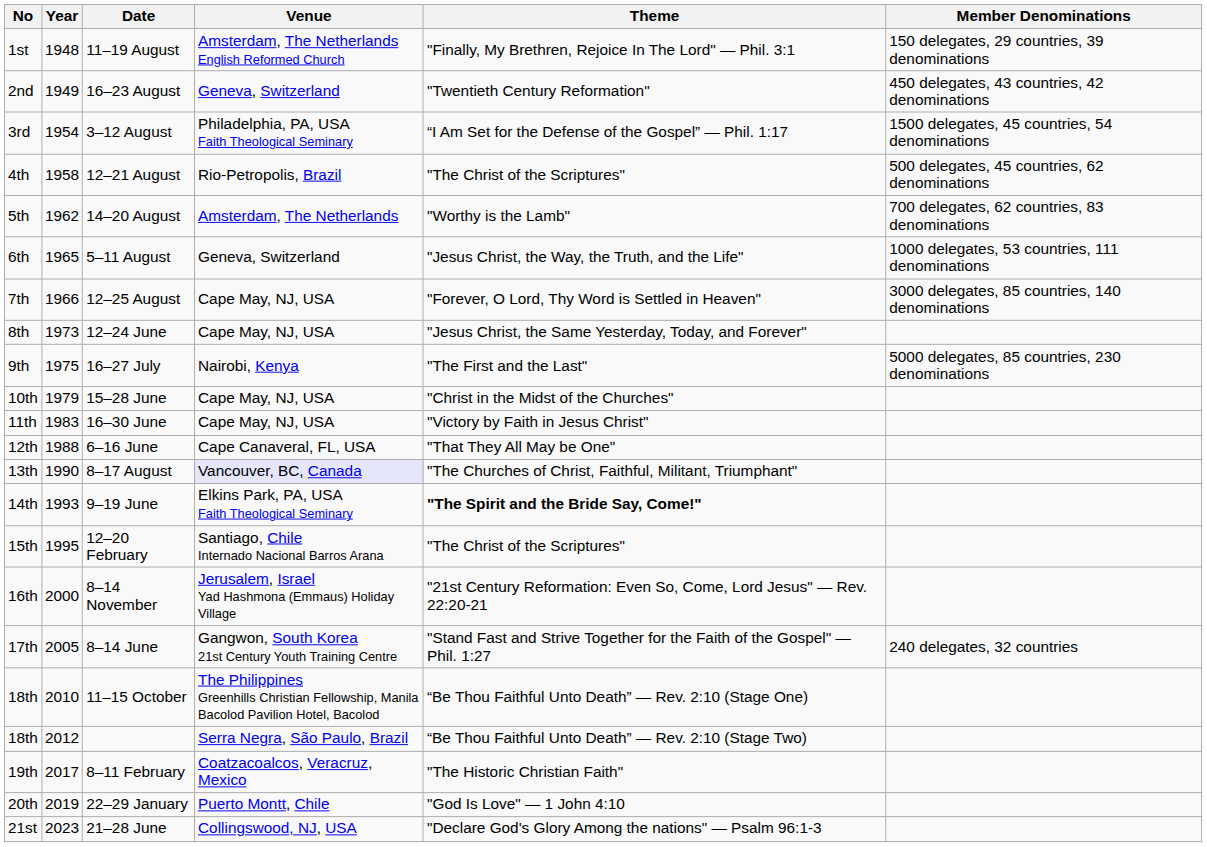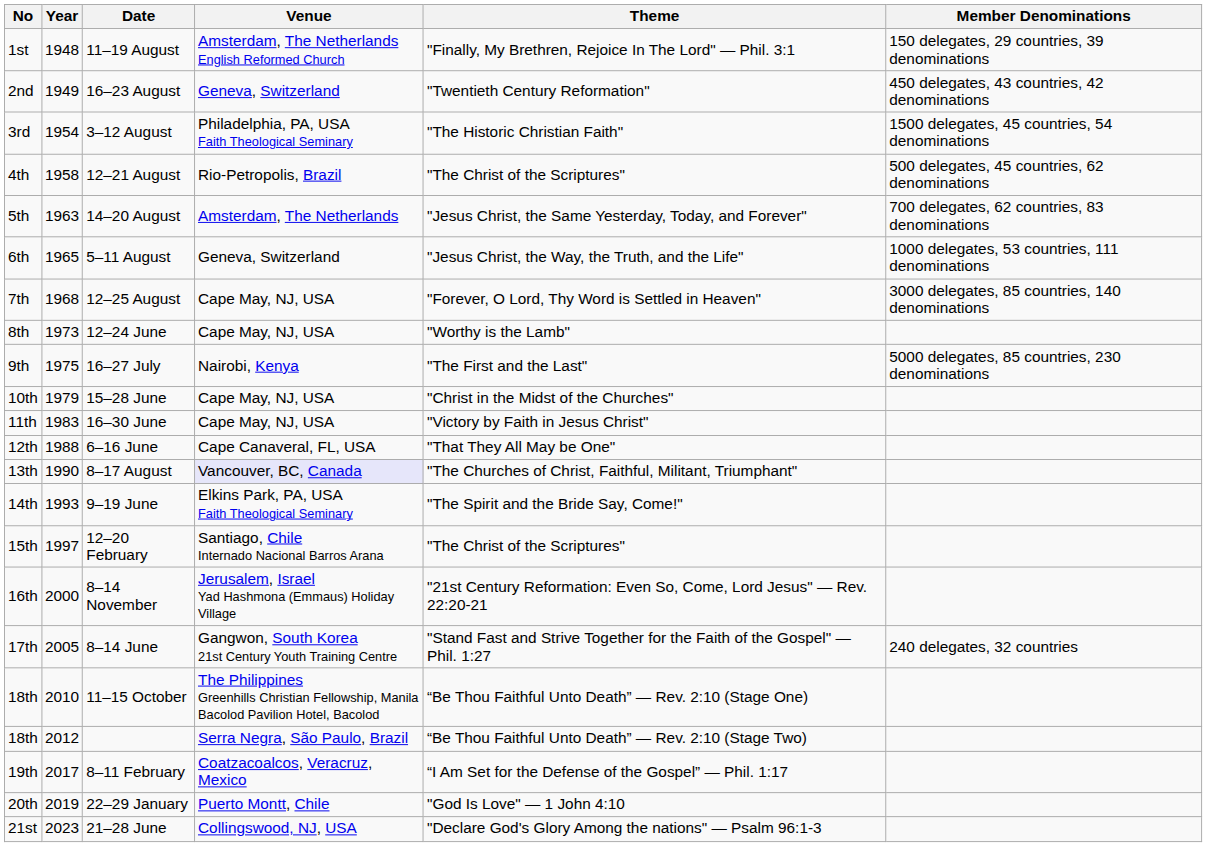(608, 132) “I Am Set for the Defense of the Gospel” — Phil. 1:17 -> (525, 132) "The Historic Christian Faith"
(62, 216) 1962 -> (62, 216) 1963
(498, 216) "Worthy is the Lamb" -> (617, 216) "Jesus Christ, the Same Yesterday, Today, and Forever"
(62, 299) 1966 -> (62, 299) 1968
(617, 332) "Jesus Christ, the Same Yesterday, Today, and Forever" -> (498, 332) "Worthy is the Lamb"
(564, 504) bold -> (555, 504) normal
(62, 546) 1995 -> (62, 546) 1997
(525, 771) "The Historic Christian Faith" -> (608, 771) “I Am Set for the Defense of the Gospel” — Phil. 1:17
